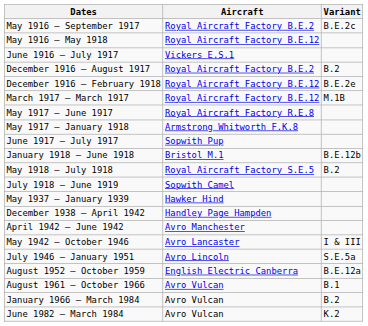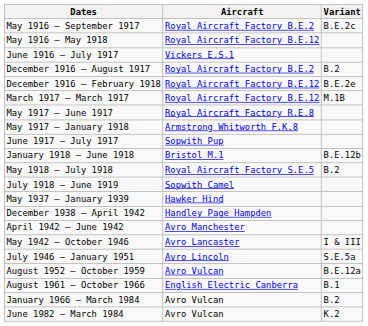(232, 271) English Electric Canberra -> (194, 271) Avro Vulcan
(194, 285) Avro Vulcan -> (232, 285) English Electric Canberra
